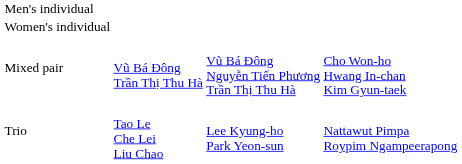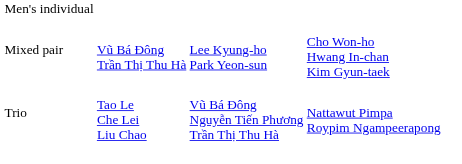- row: (57, 27)
(263, 75) Vũ Bá Đông Nguyễn Tiến Phương Trần Thị Thu Hà -> (228, 57) Lee Kyung-ho Park Yeon-sun
(245, 138) Lee Kyung-ho Park Yeon-sun -> (247, 120) Vũ Bá Đông Nguyễn Tiến Phương Trần Thị Thu Hà
